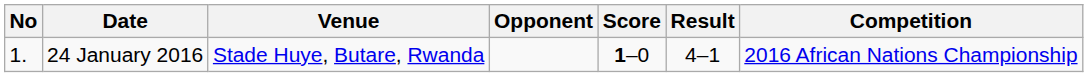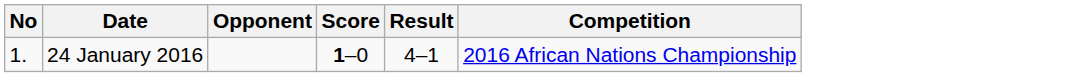- column: (349, 21)
